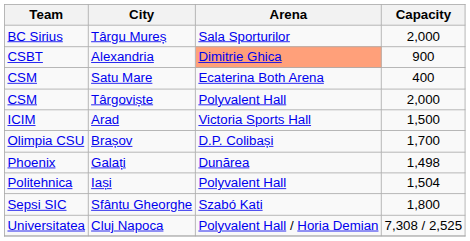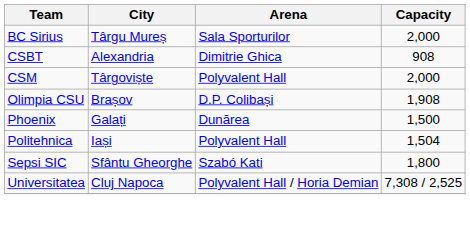(240, 57) lightsalmon background -> (240, 57) no background
(423, 57) 900 -> (423, 57) 908
- row: (122, 78)
- row: (105, 120)
(423, 141) 1,700 -> (423, 99) 1,908
(423, 162) 1,498 -> (423, 120) 1,500
